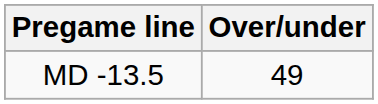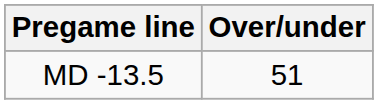(287, 74) 49 -> (287, 74) 51
